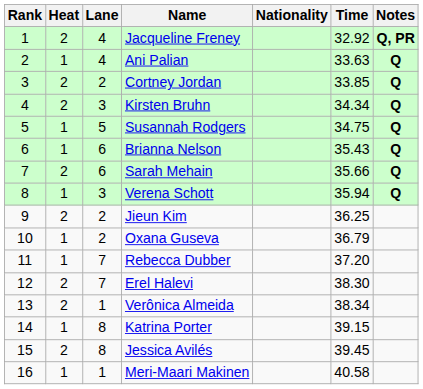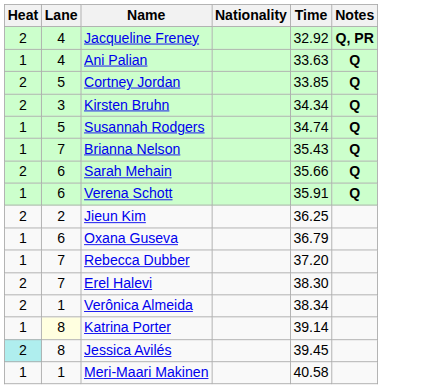- column: (25, 15)
(102, 82) 2 -> (61, 82) 5
(352, 127) 34.75 -> (311, 127) 34.74
(102, 149) 6 -> (61, 149) 7
(102, 194) 3 -> (61, 194) 6
(352, 194) 35.94 -> (311, 194) 35.91
(102, 238) 2 -> (61, 238) 6
(102, 328) no background -> (61, 328) lightyellow background
(352, 328) 39.15 -> (311, 328) 39.14
(64, 350) no background -> (23, 350) paleturquoise background
